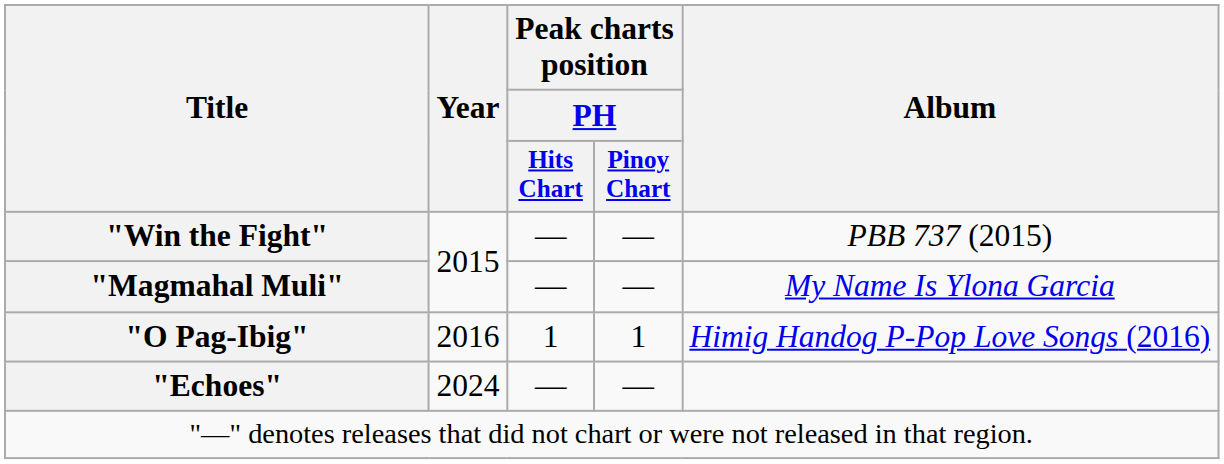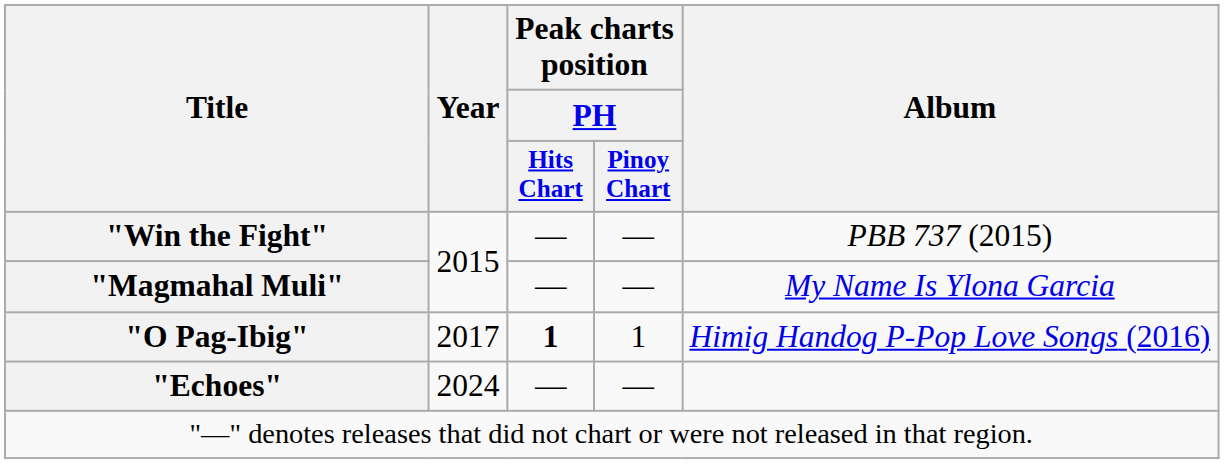(468, 336) 2016 -> (468, 336) 2017
(551, 336) normal -> (551, 336) bold
